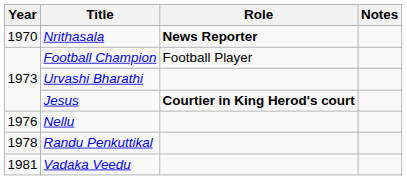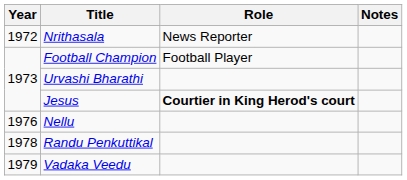(22, 36) 1970 -> (22, 36) 1972
(210, 36) bold -> (207, 36) normal
(22, 164) 1981 -> (22, 164) 1979
